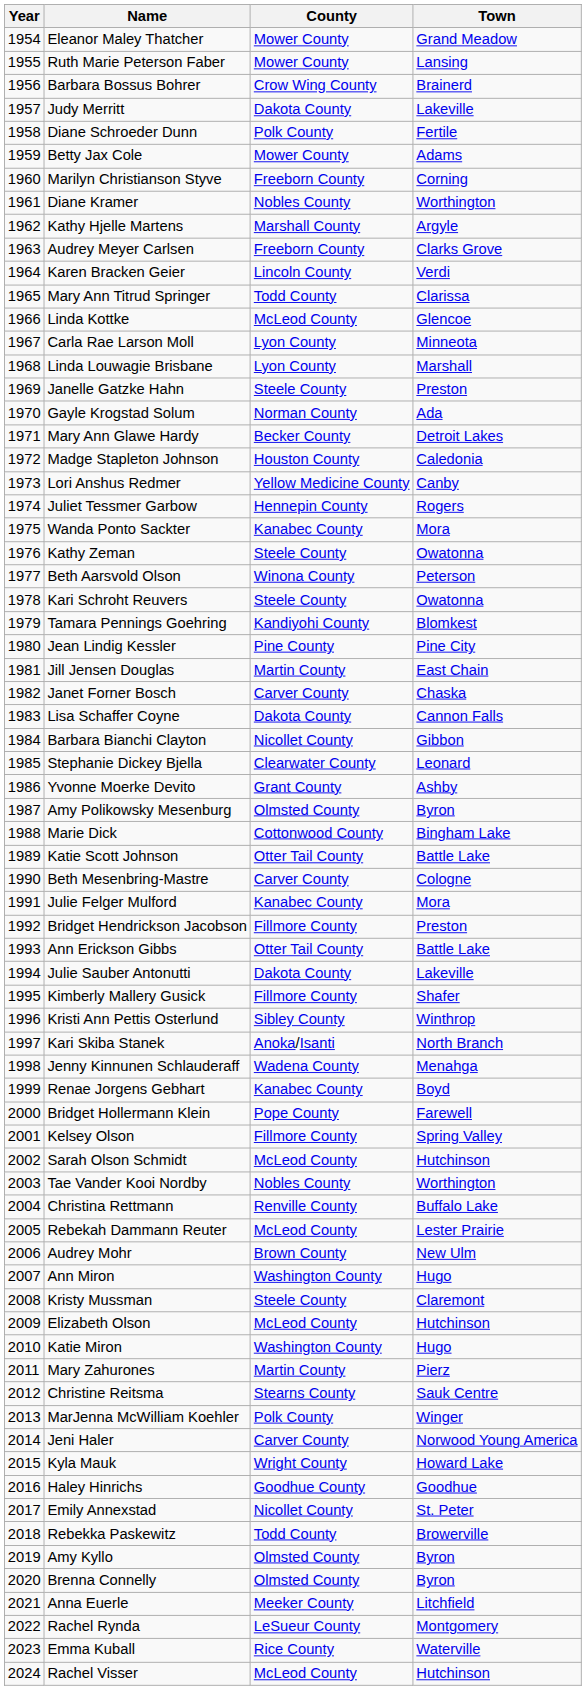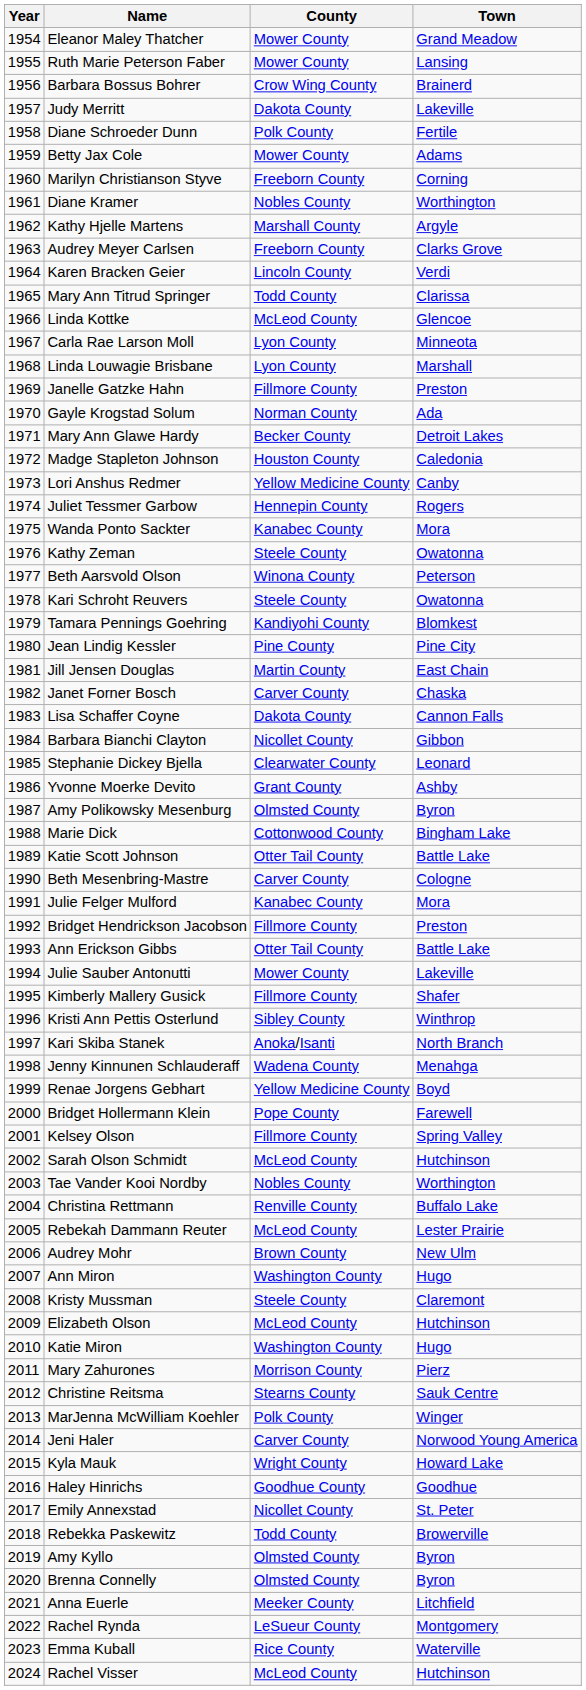(300, 389) Steele County -> (305, 389) Fillmore County
(303, 973) Dakota County -> (301, 973) Mower County
(308, 1090) Kanabec County -> (332, 1090) Yellow Medicine County
(300, 1370) Martin County -> (308, 1370) Morrison County
